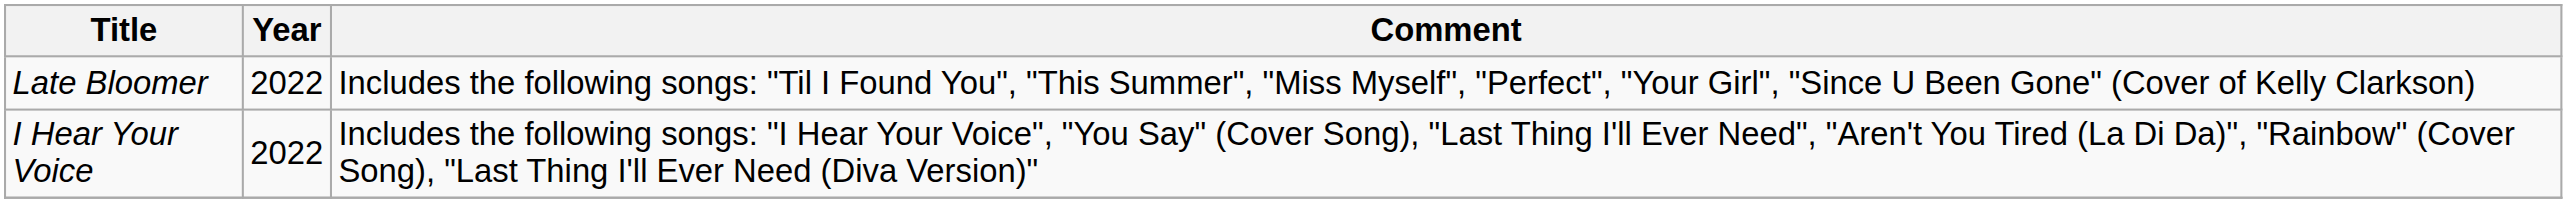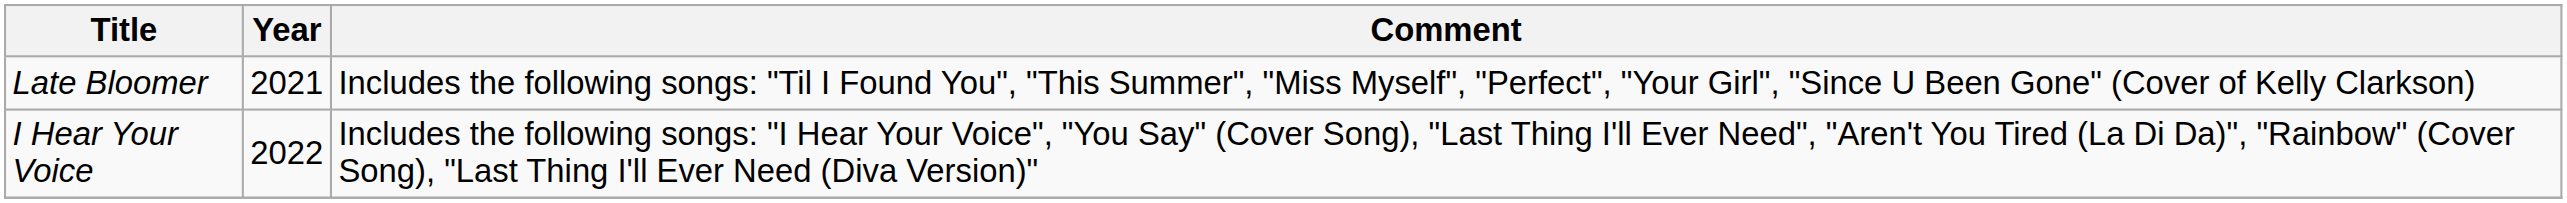(287, 82) 2022 -> (287, 82) 2021
